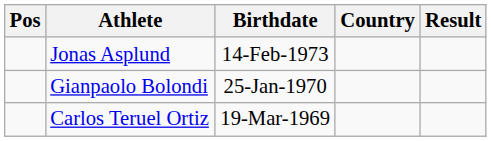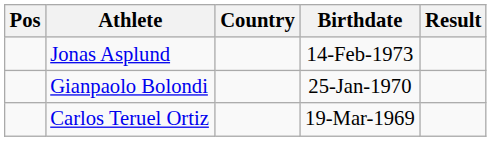columns swapped: (275, 20) <-> (378, 20)
